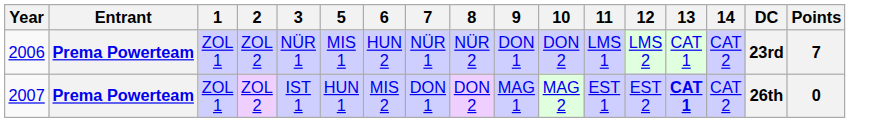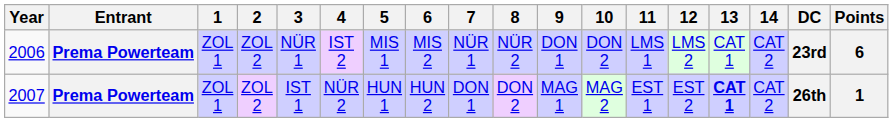+ column: (341, 17)
(384, 52) HUN 2 -> (427, 52) MIS 2
(816, 52) 7 -> (859, 52) 6
(384, 96) MIS 2 -> (427, 96) HUN 2
(816, 96) 0 -> (859, 96) 1
